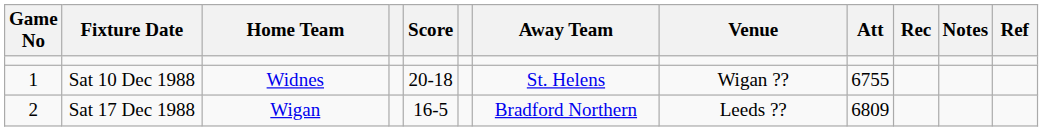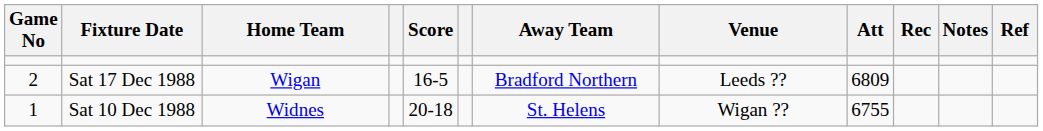rows swapped: (132, 79) <-> (132, 110)
